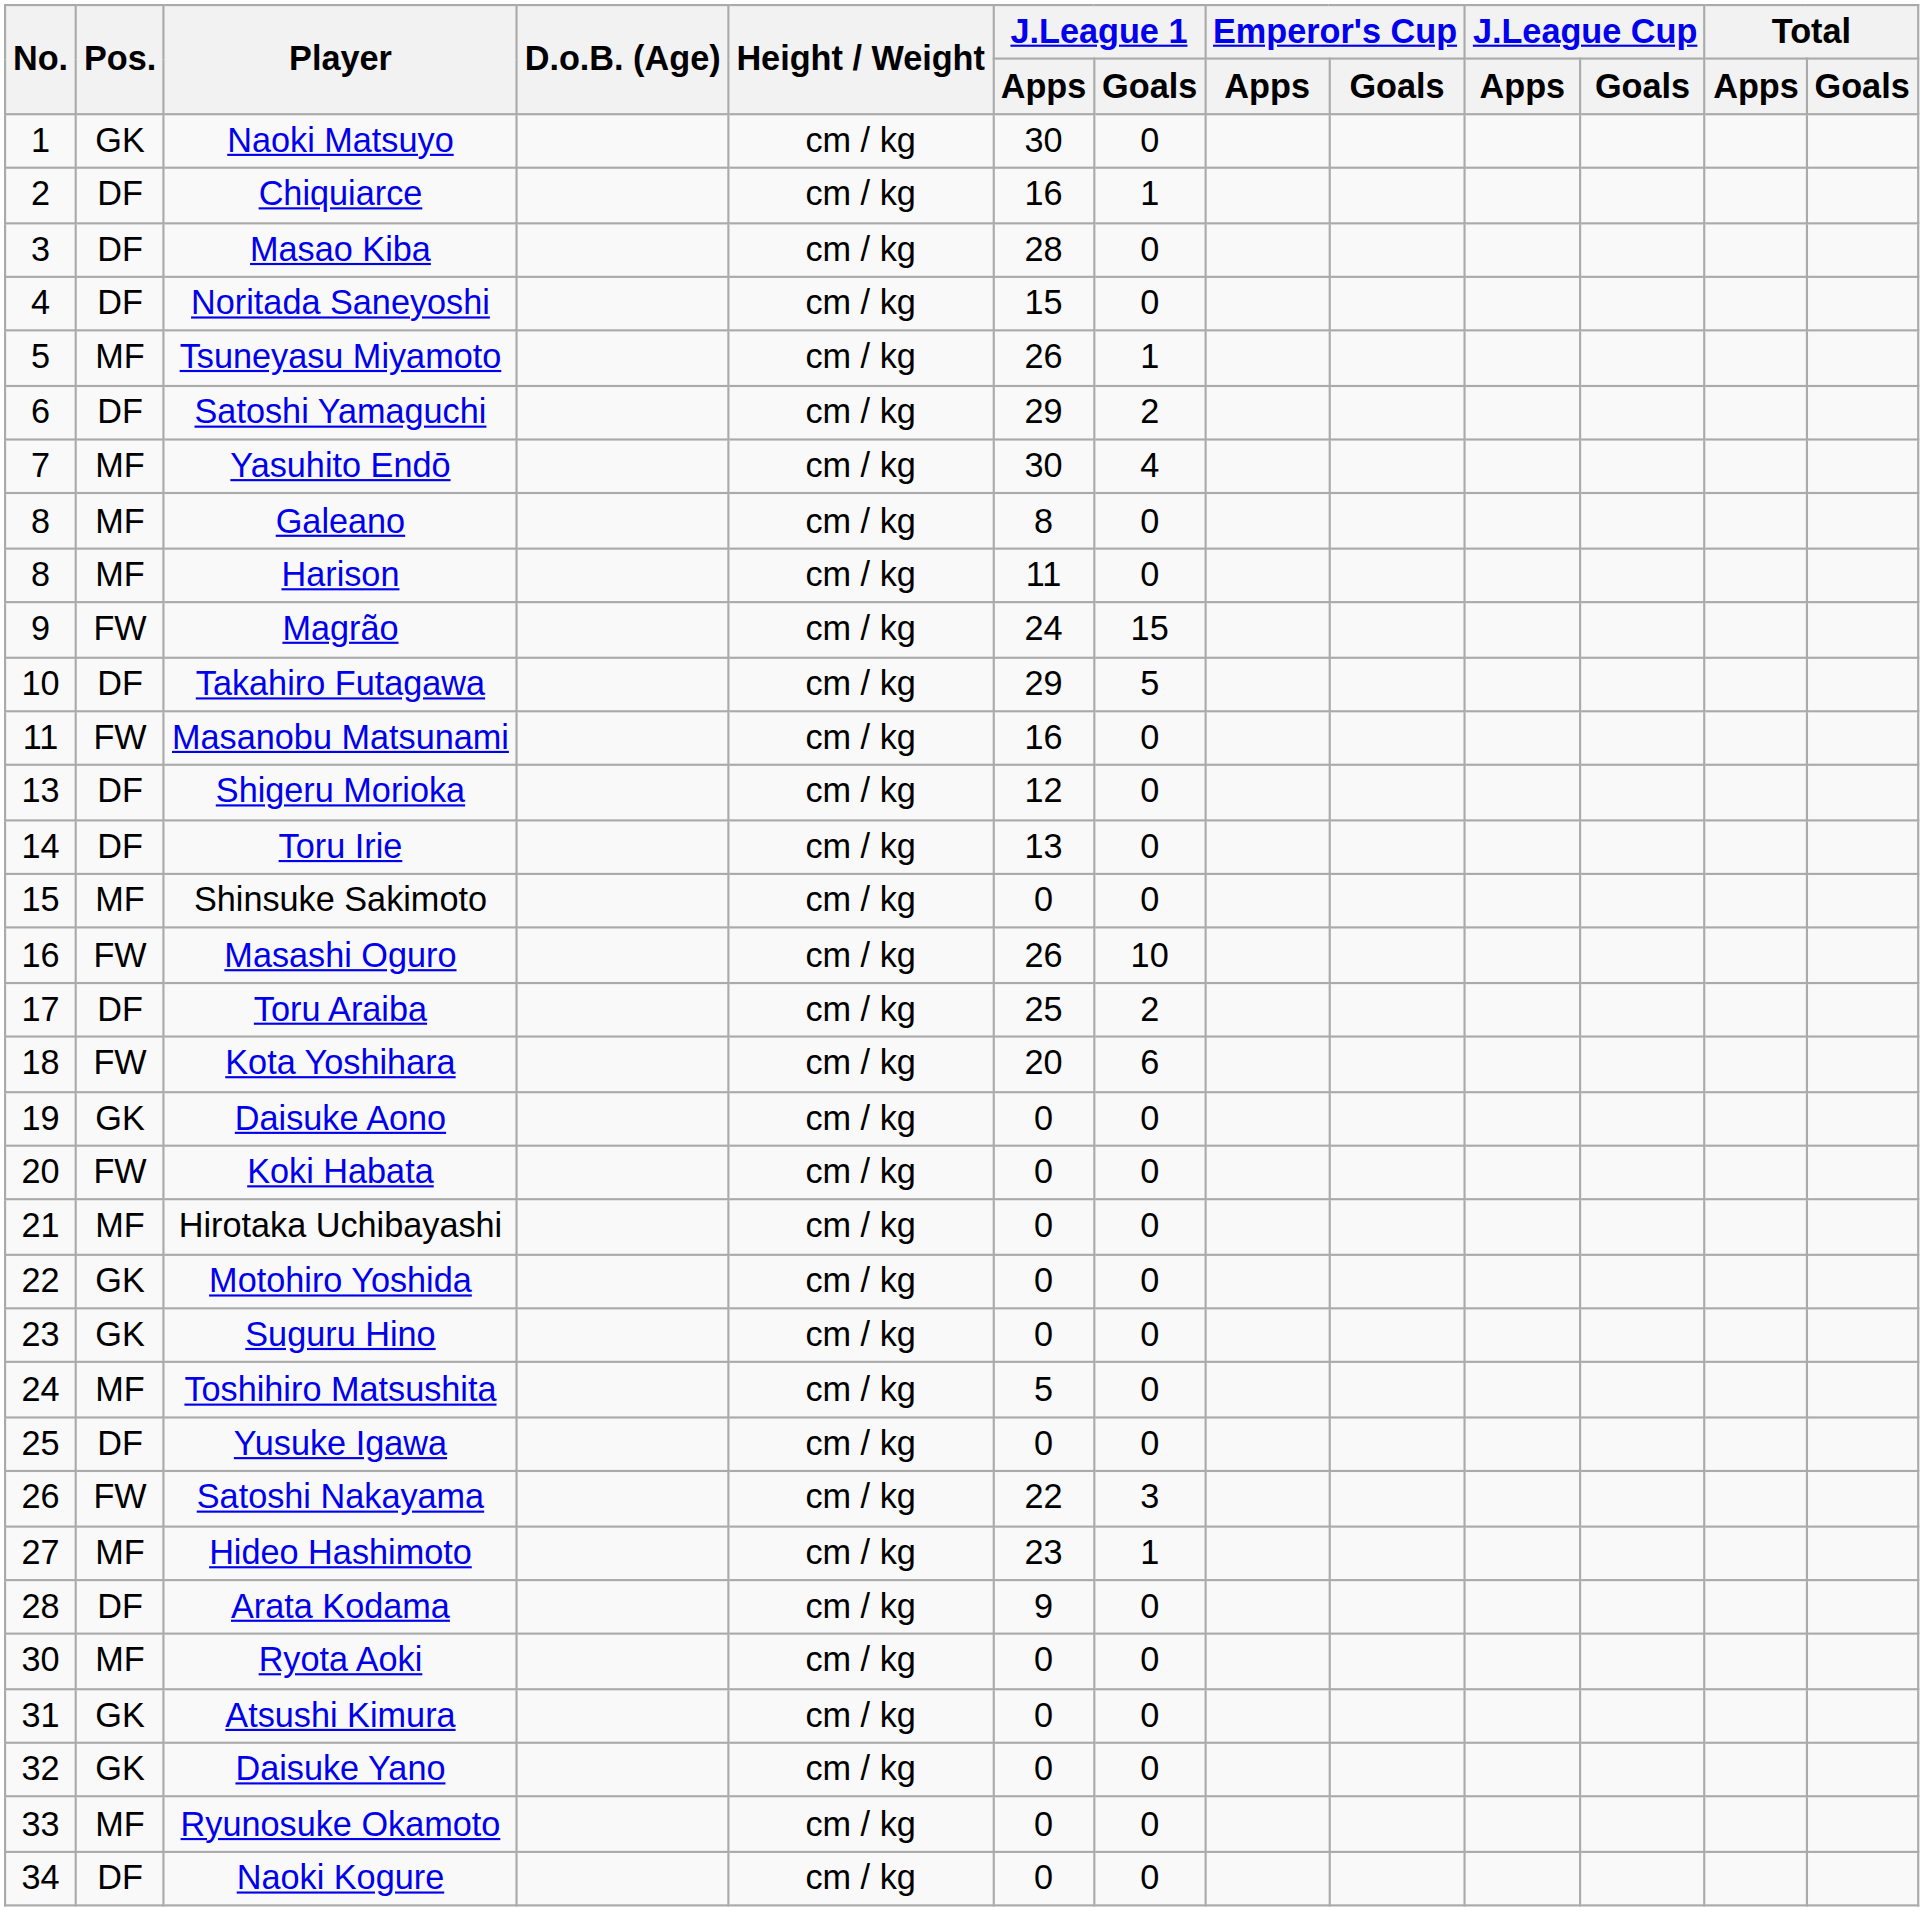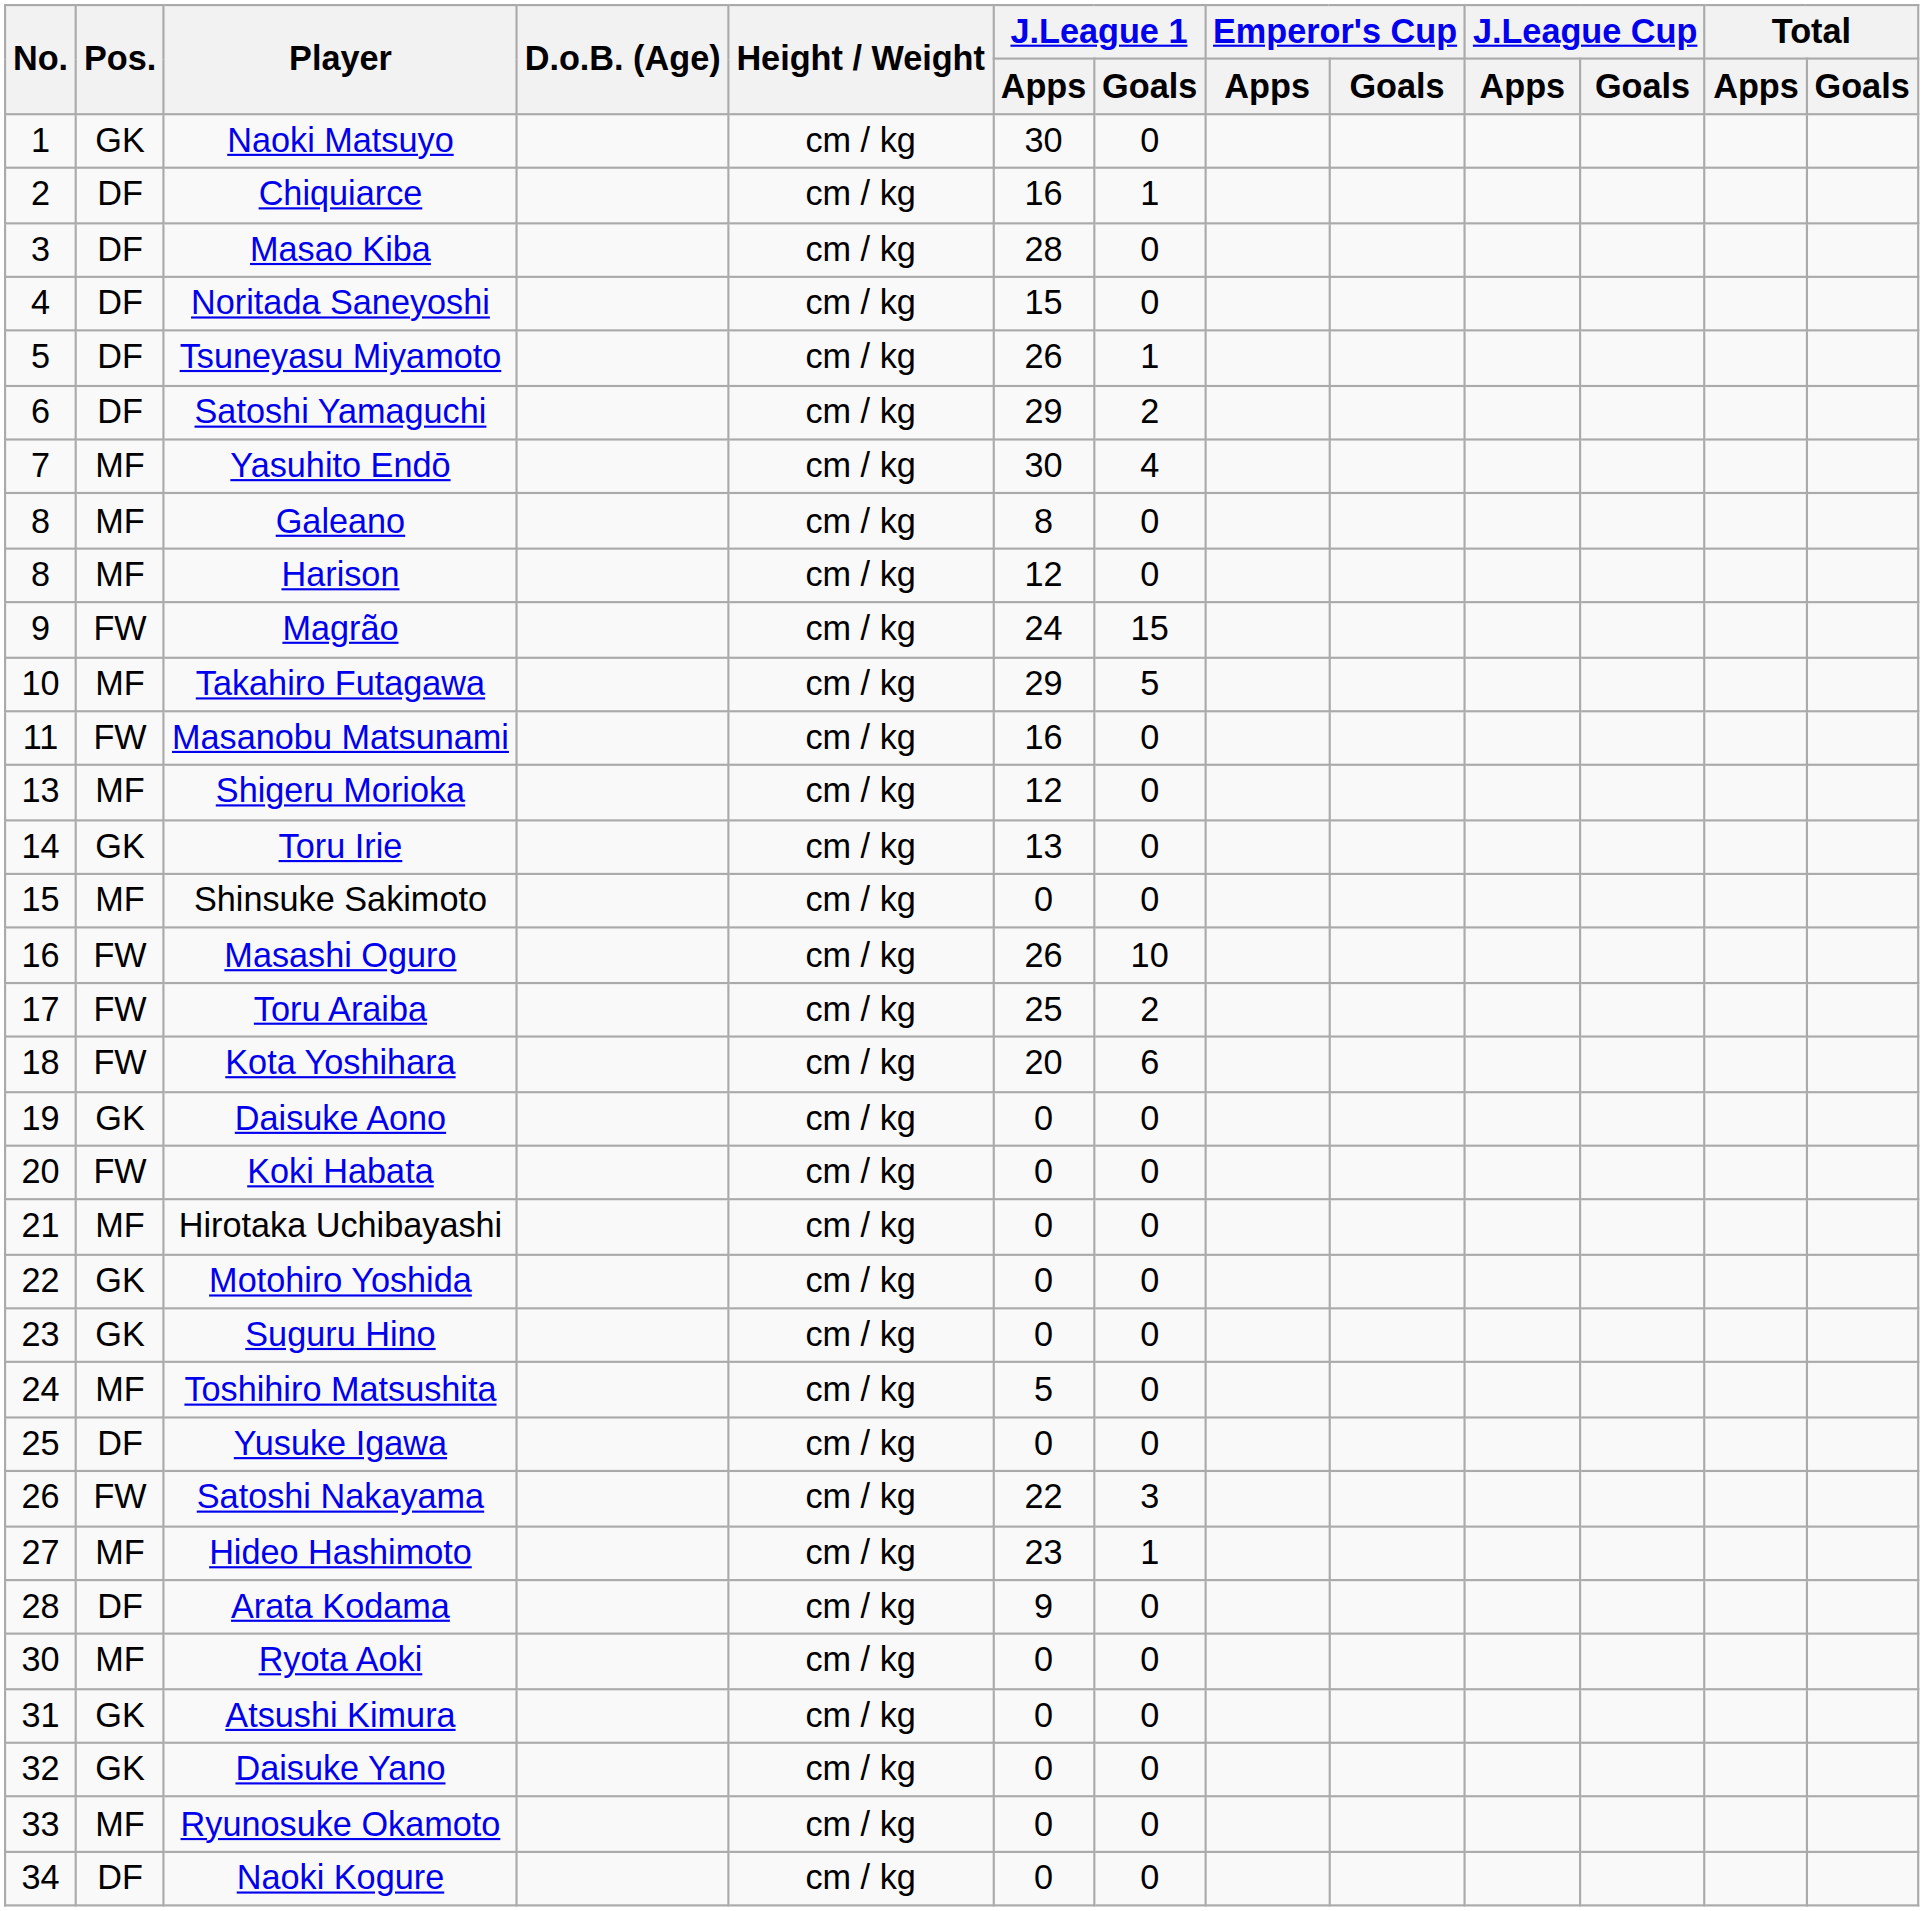(120, 357) MF -> (120, 357) DF
(1043, 574) 11 -> (1043, 574) 12
(120, 683) DF -> (120, 683) MF
(120, 791) DF -> (120, 791) MF
(120, 846) DF -> (120, 846) GK
(120, 1009) DF -> (120, 1009) FW
